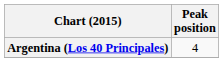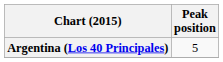(195, 47) 4 -> (195, 47) 5
